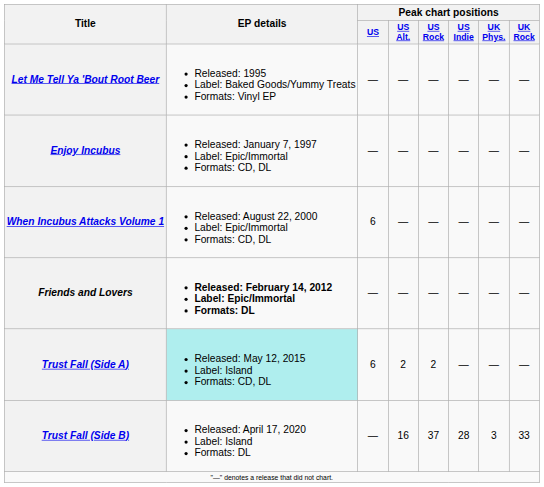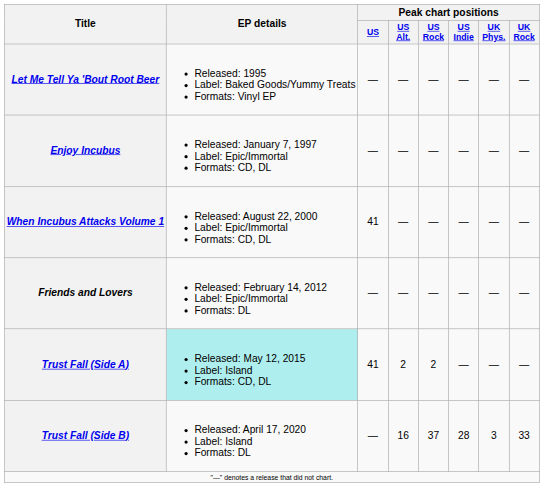(373, 222) 6 -> (373, 222) 41
(262, 299) bold -> (262, 299) normal
(373, 364) 6 -> (373, 364) 41
